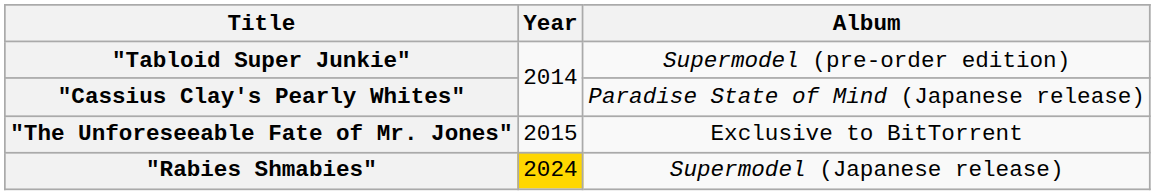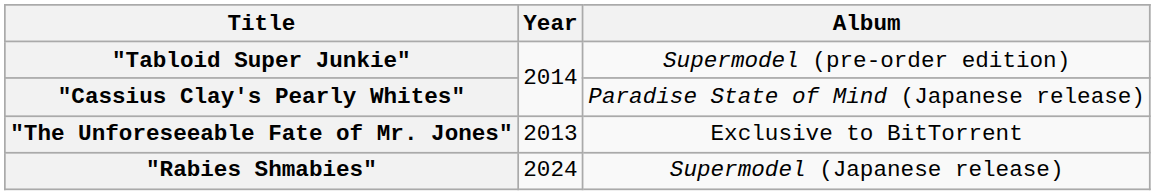(550, 134) 2015 -> (550, 134) 2013
(550, 171) gold background -> (550, 171) no background
